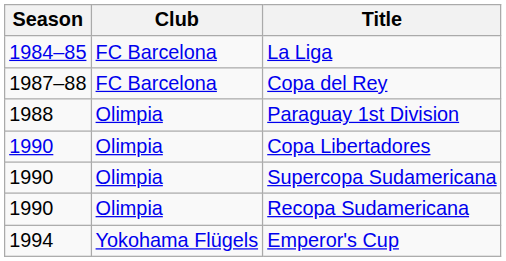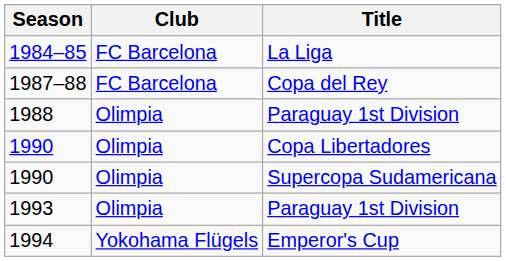- row: (31, 209)
+ row: (31, 209)
